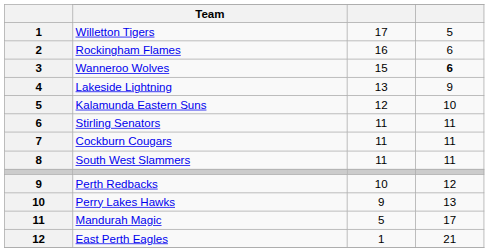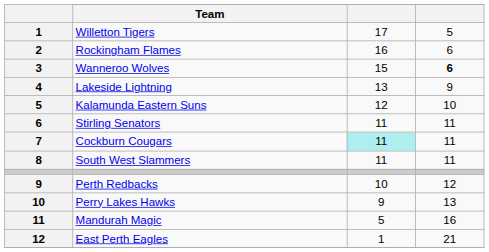(381, 142) no background -> (381, 142) paleturquoise background
(450, 220) 17 -> (450, 220) 16
